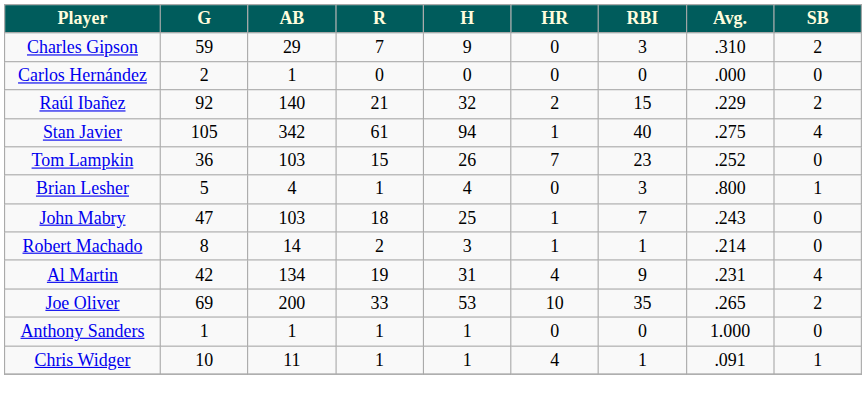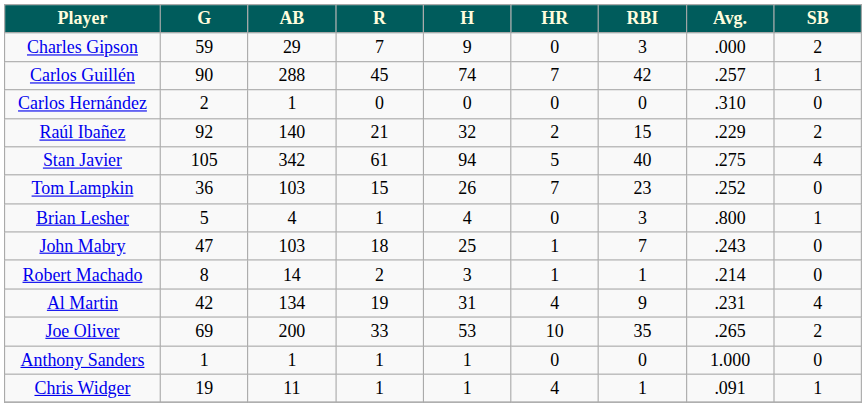(730, 47) .310 -> (730, 47) .000
+ row: (82, 75)
(730, 75) .000 -> (730, 103) .310
(555, 132) 1 -> (555, 160) 5
(204, 359) 10 -> (204, 388) 19
